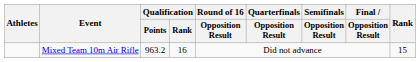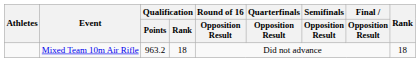(182, 50) 16 -> (182, 50) 18
(403, 50) 15 -> (403, 50) 18
